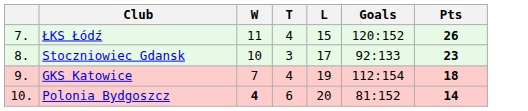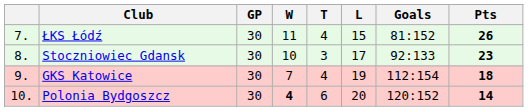+ column: (255, 15)
(378, 35) 120:152 -> (413, 35) 81:152
(378, 96) 81:152 -> (413, 96) 120:152
